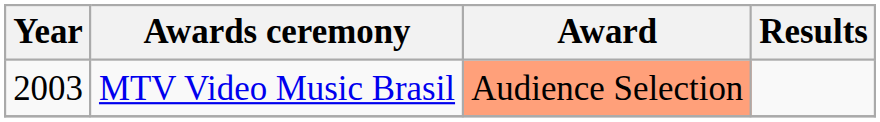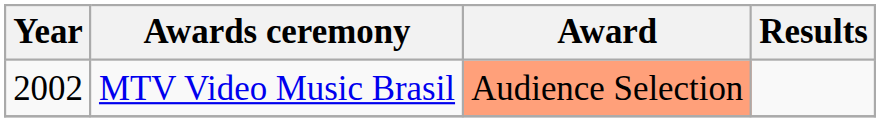(48, 87) 2003 -> (48, 87) 2002
